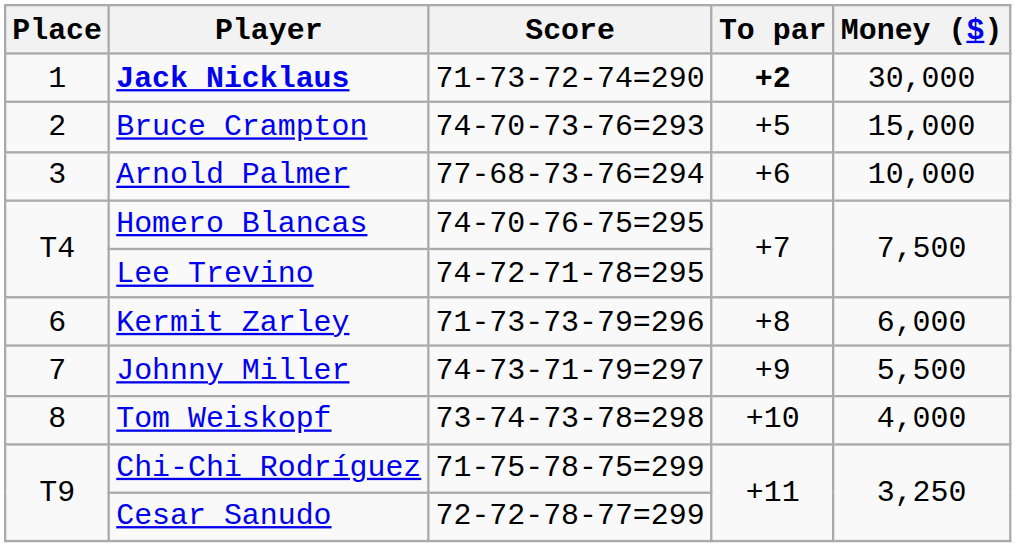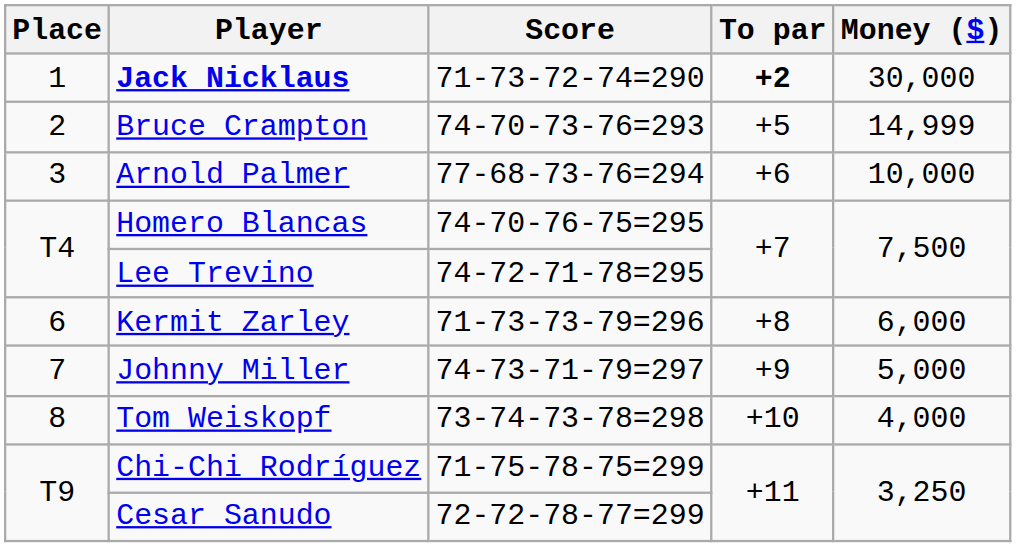(922, 127) 15,000 -> (922, 127) 14,999
(922, 371) 5,500 -> (922, 371) 5,000
